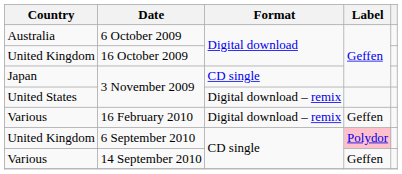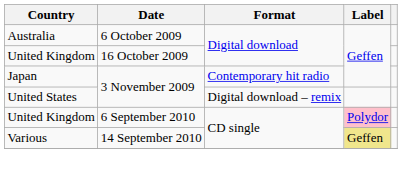(234, 76) CD single -> (268, 76) Contemporary hit radio
- row: (27, 117)
(365, 158) no background -> (365, 138) khaki background
